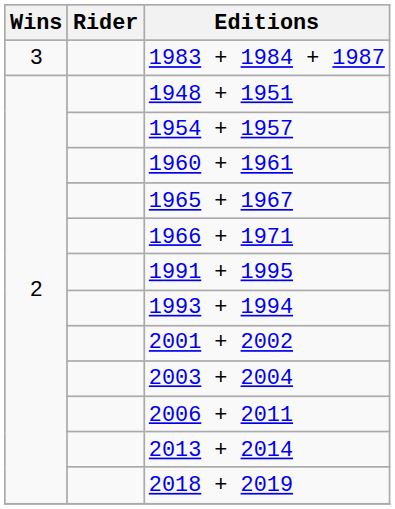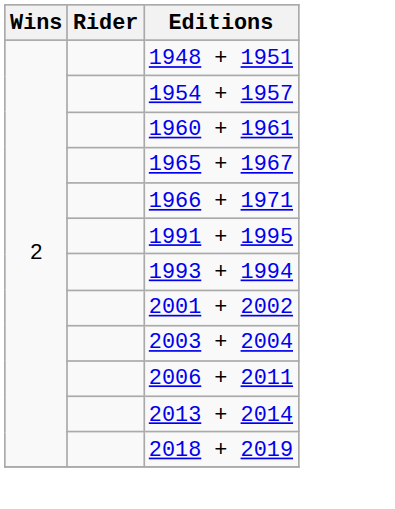- row: (267, 58)
